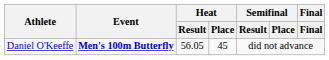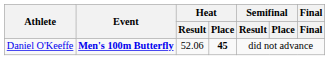(192, 47) 56.05 -> (192, 47) 52.06
(223, 47) normal -> (223, 47) bold
